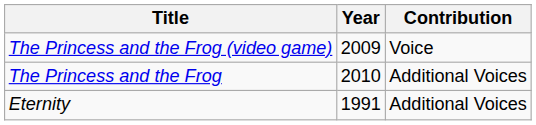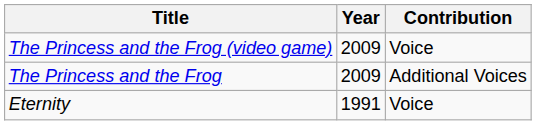(361, 76) 2010 -> (361, 76) 2009
(458, 104) Additional Voices -> (411, 104) Voice
